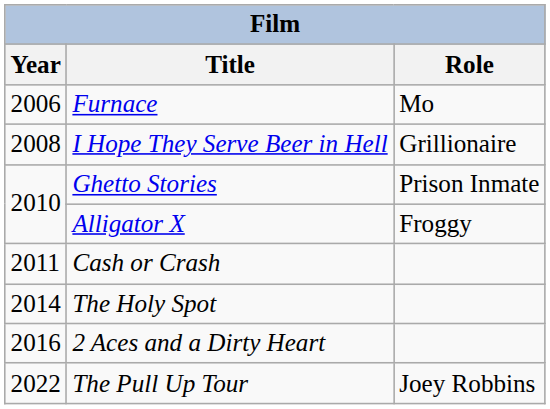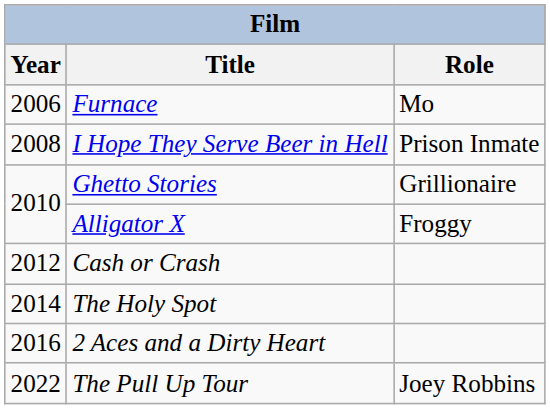(458, 143) Grillionaire -> (469, 143) Prison Inmate
(469, 183) Prison Inmate -> (458, 183) Grillionaire
(35, 263) 2011 -> (36, 263) 2012
